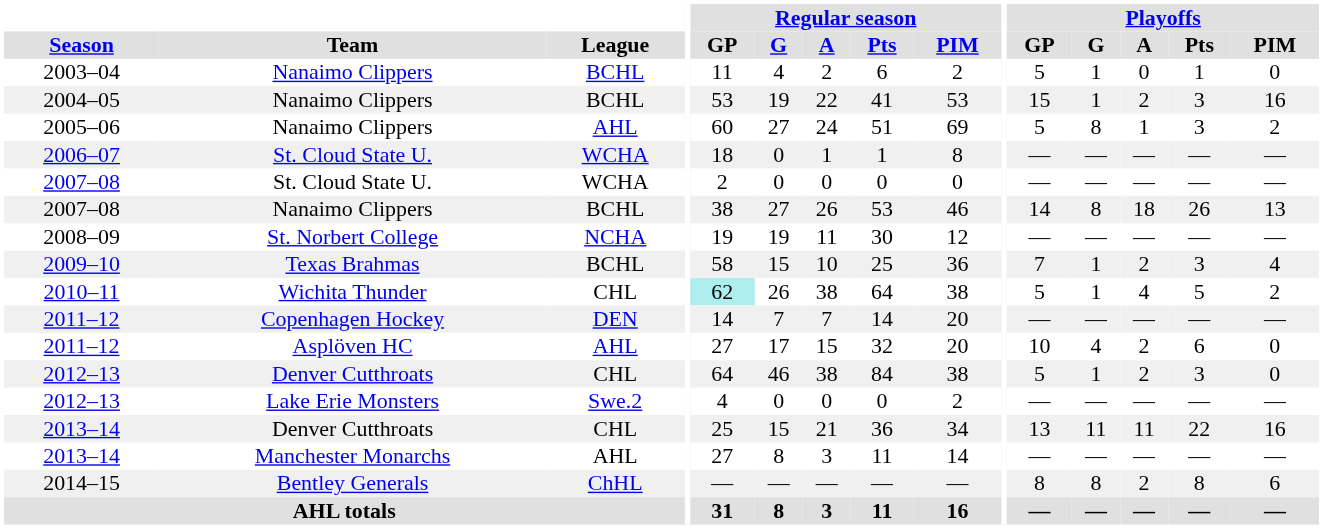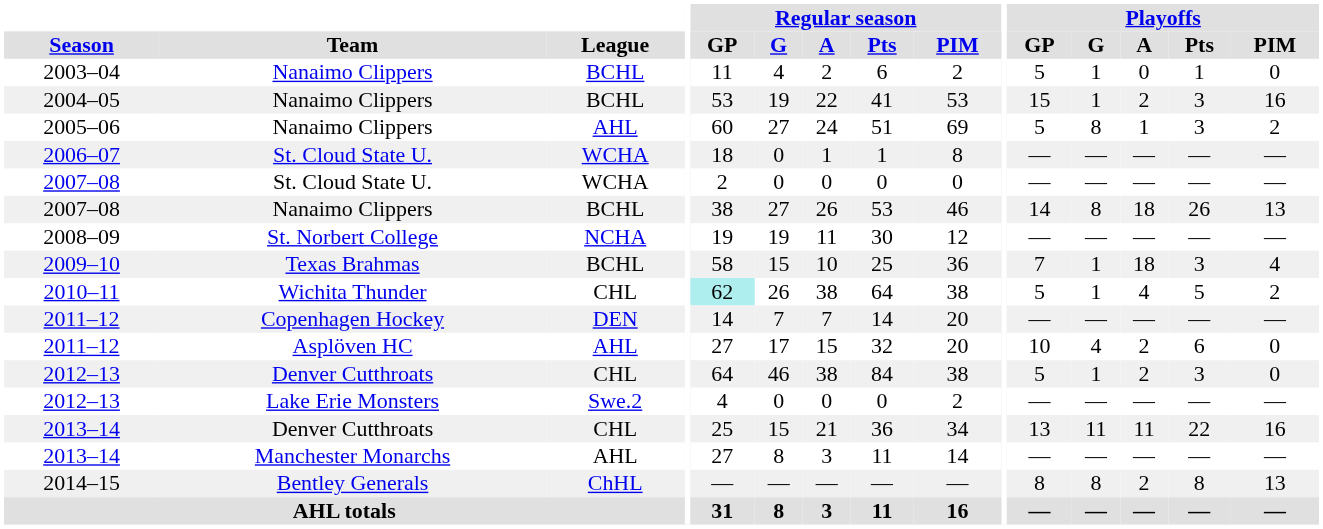(1144, 264) 2 -> (1144, 264) 18
(1275, 483) 6 -> (1275, 483) 13
